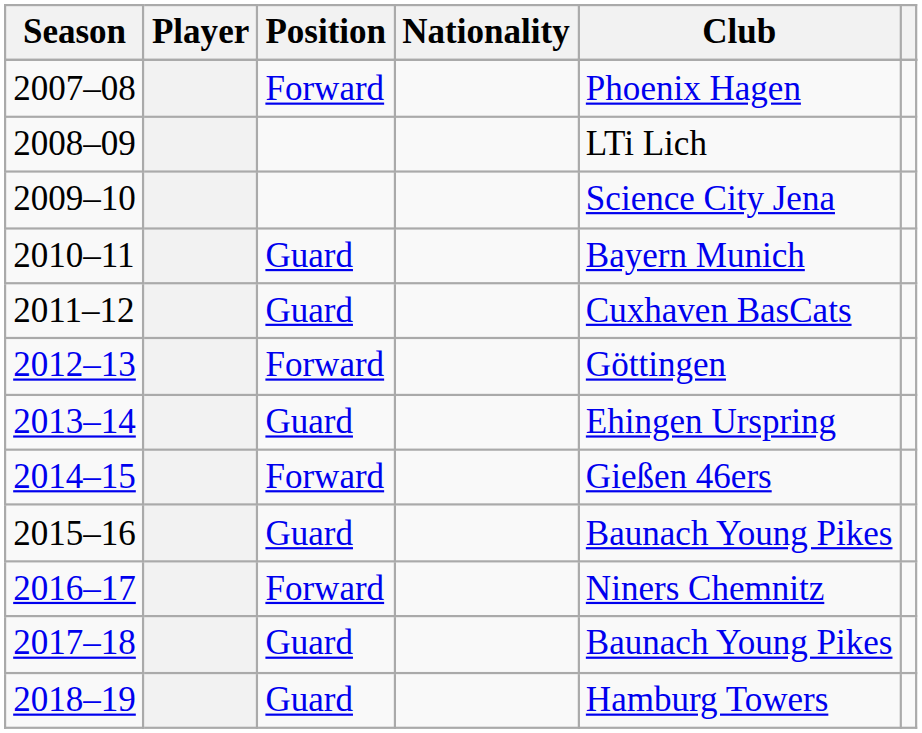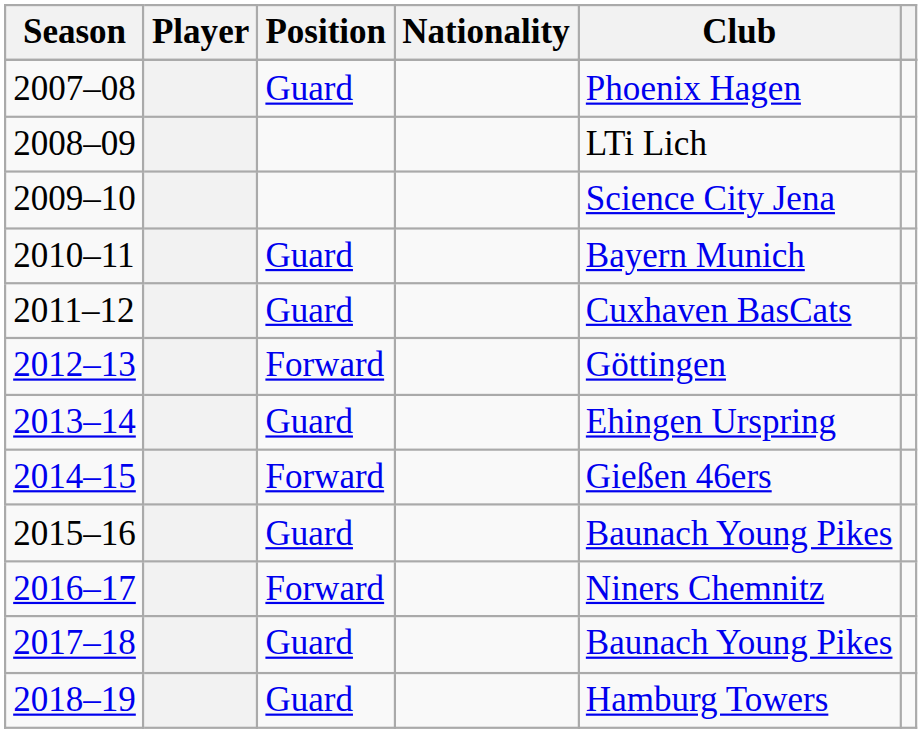(325, 87) Forward -> (309, 87) Guard
